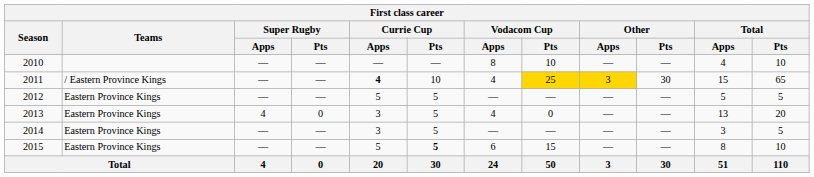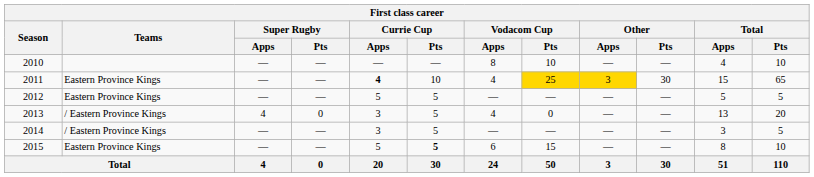(115, 79) / Eastern Province Kings -> (112, 79) Eastern Province Kings
(112, 113) Eastern Province Kings -> (115, 113) / Eastern Province Kings
(112, 130) Eastern Province Kings -> (115, 130) / Eastern Province Kings
